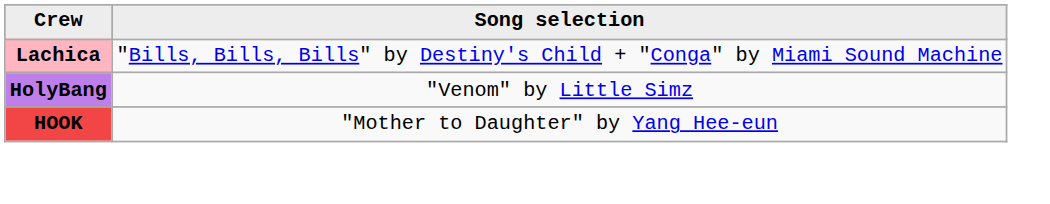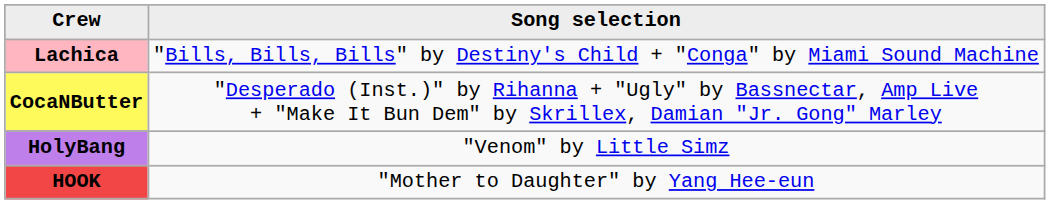+ row: (76, 102)
